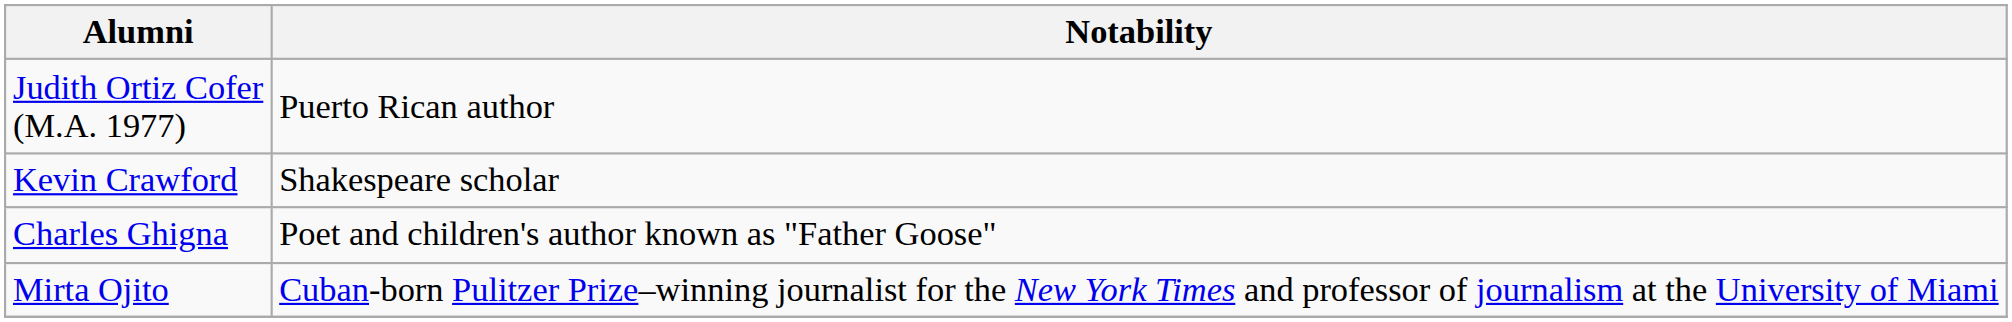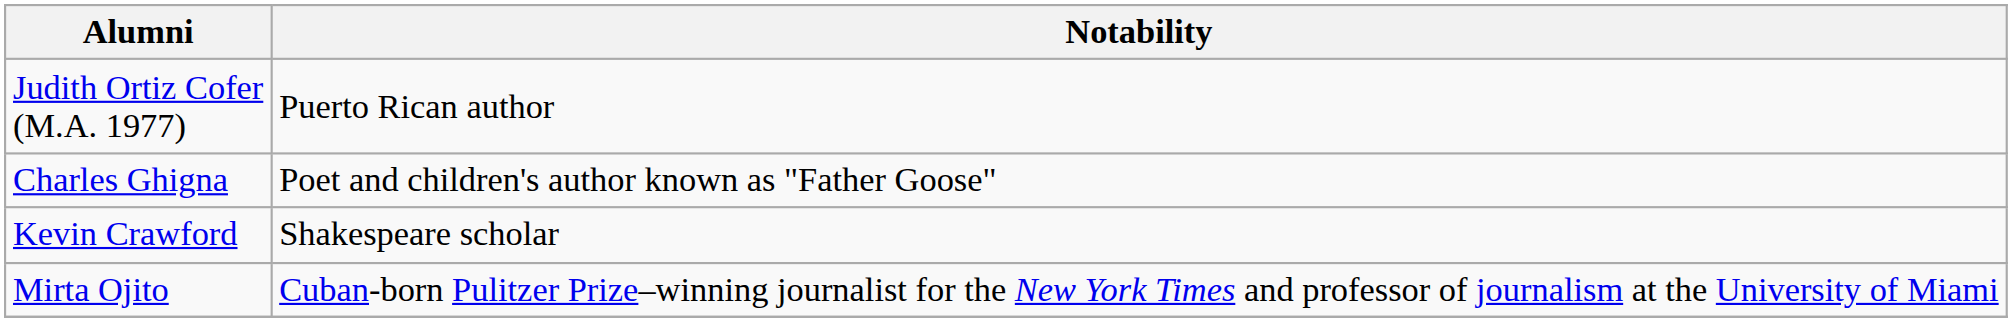rows swapped: (125, 179) <-> (120, 234)
